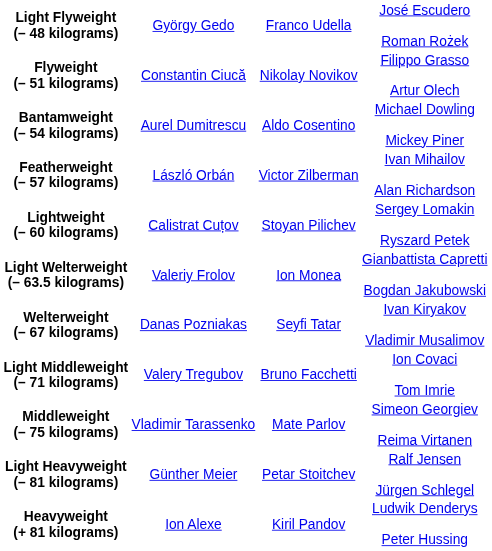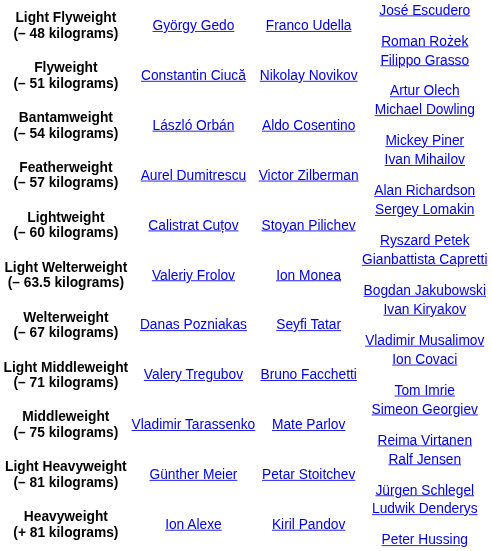(193, 125) Aurel Dumitrescu -> (193, 125) László Orbán
(193, 175) László Orbán -> (193, 175) Aurel Dumitrescu
